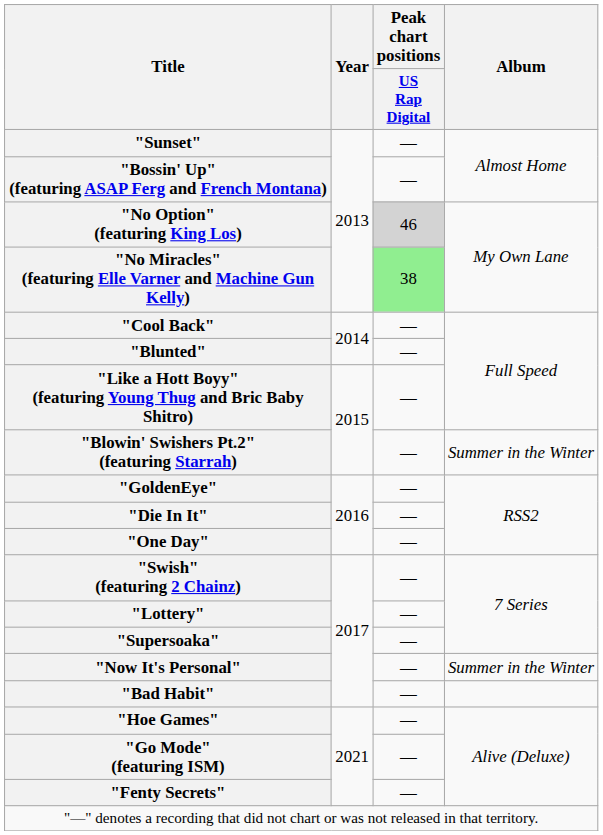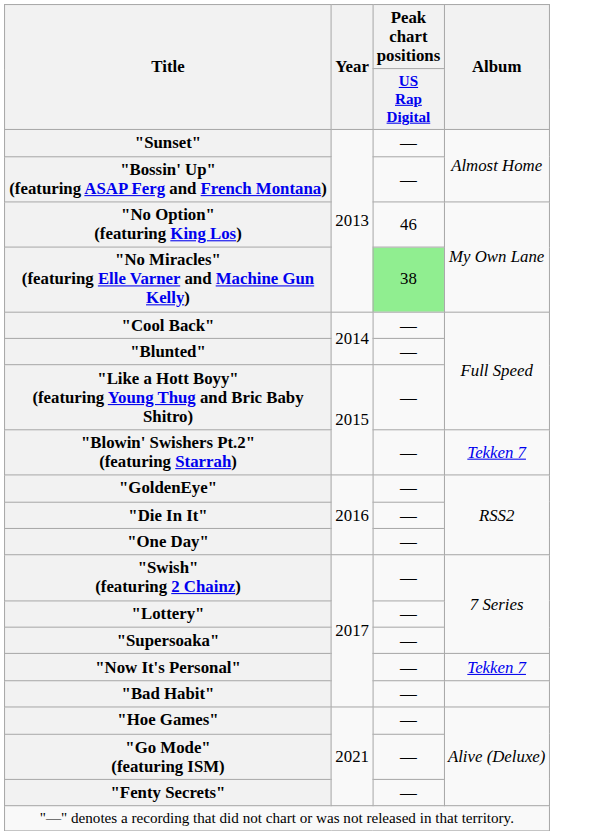(408, 224) lightgrey background -> (408, 224) no background
(521, 452) Summer in the Winter -> (497, 452) Tekken 7
(521, 667) Summer in the Winter -> (497, 667) Tekken 7
